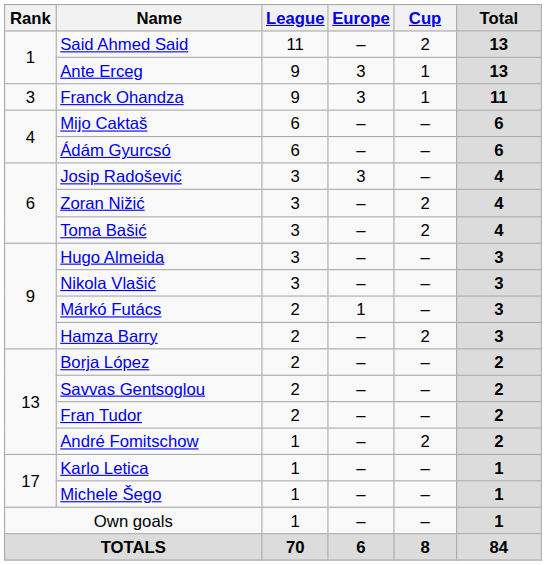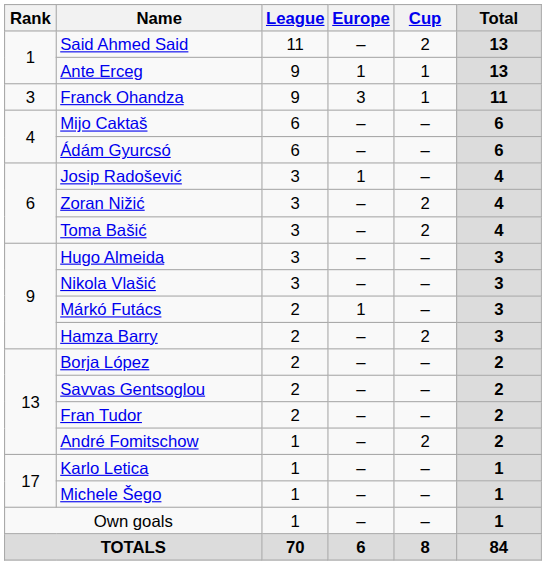(361, 71) 3 -> (361, 71) 1
(361, 177) 3 -> (361, 177) 1
